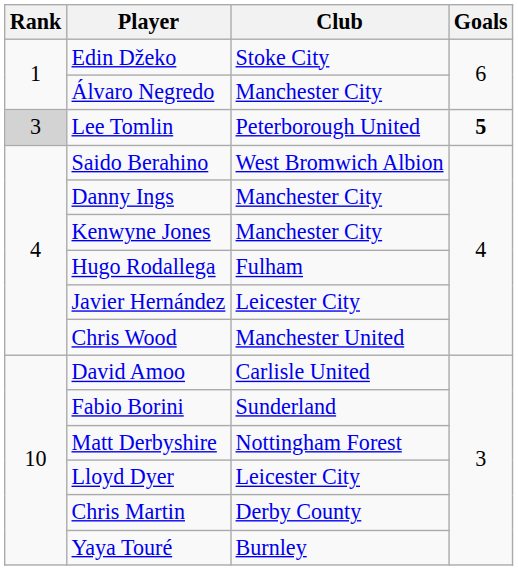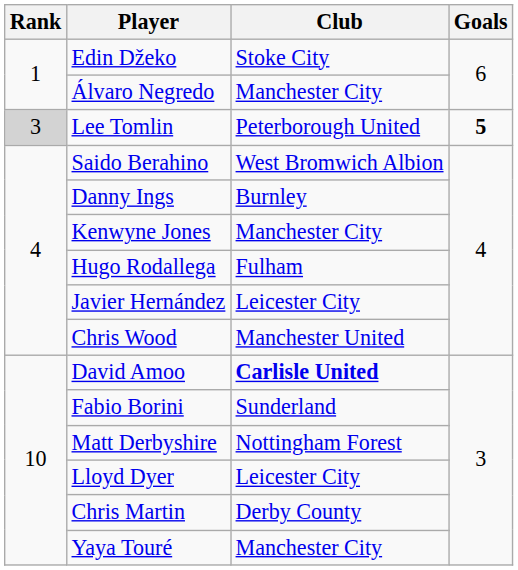(309, 197) Manchester City -> (271, 197) Burnley
(303, 372) normal -> (307, 372) bold
(271, 547) Burnley -> (309, 547) Manchester City
